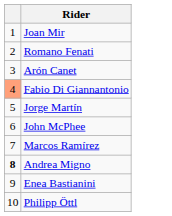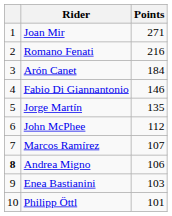+ column: (149, 14)
(13, 89) lightsalmon background -> (13, 89) no background
